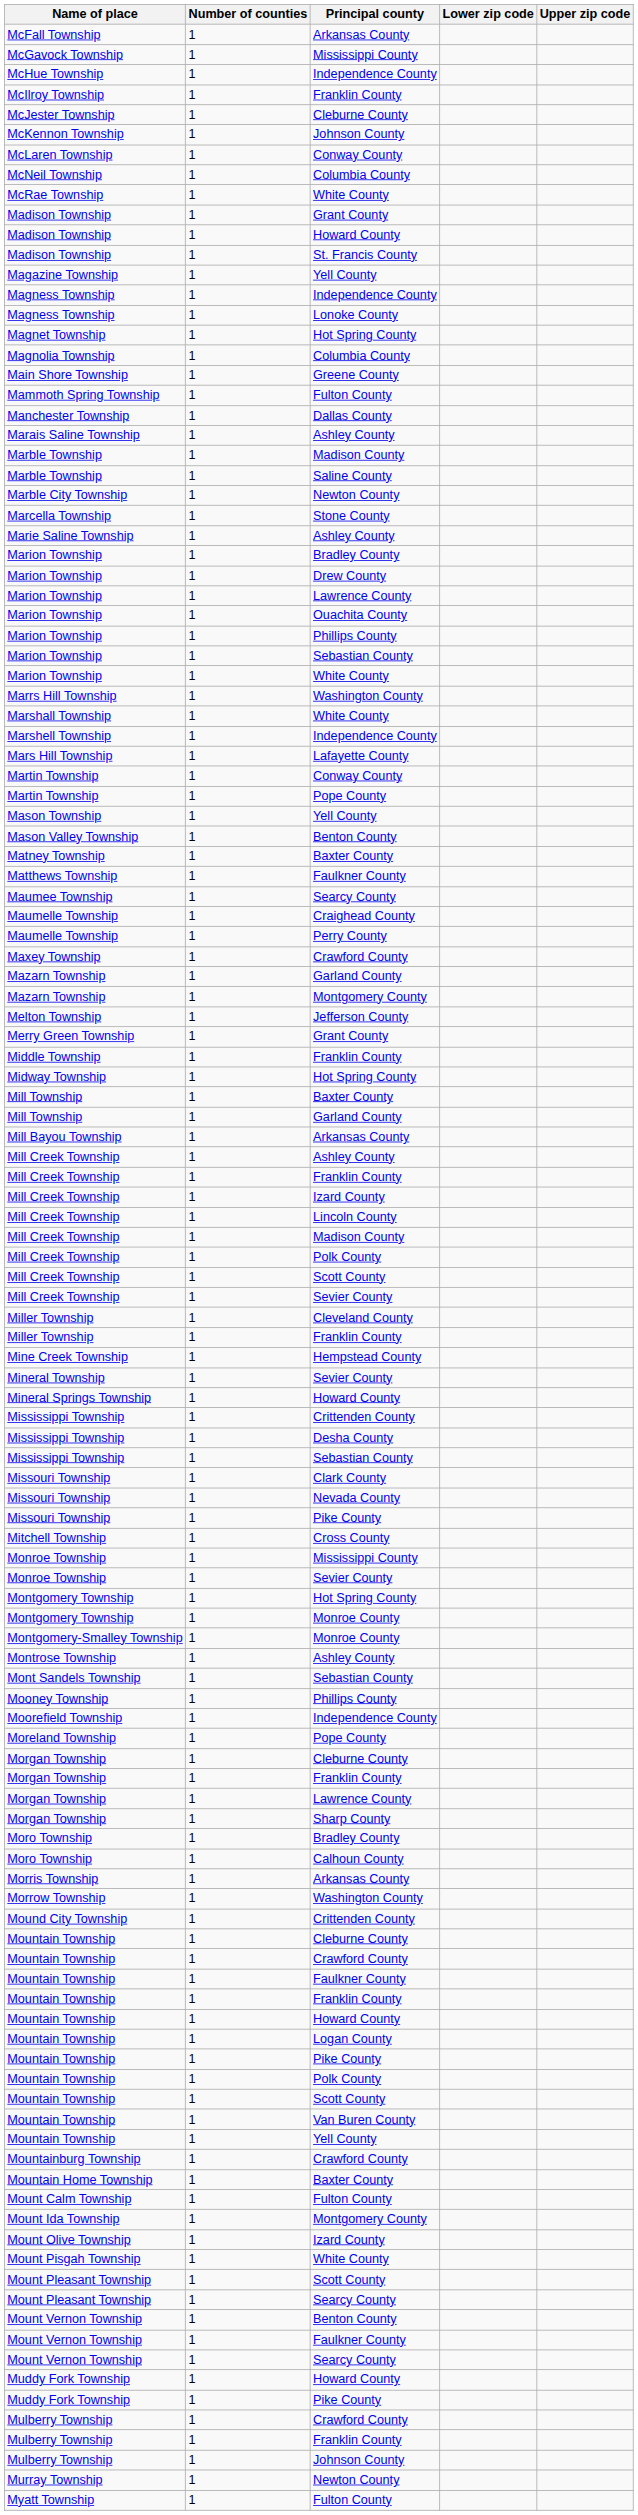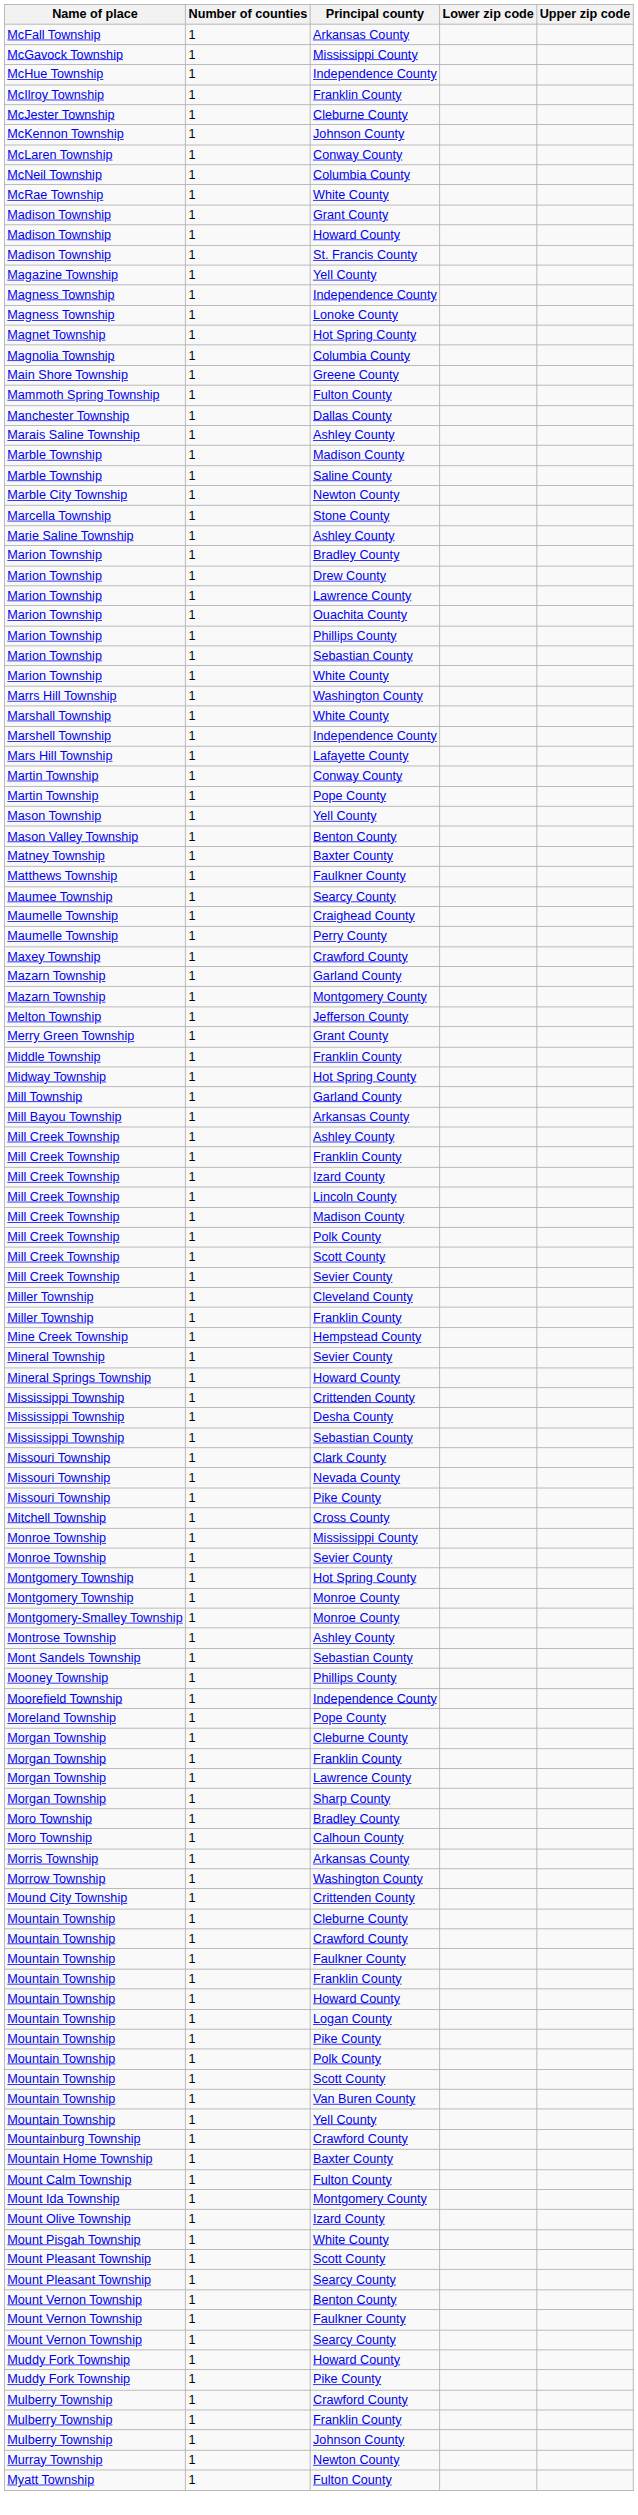- row: (45, 1097)
